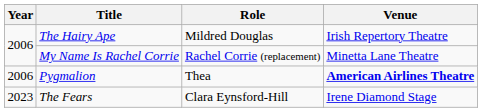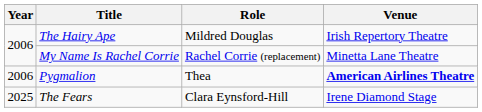(20, 96) 2023 -> (20, 96) 2025
